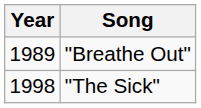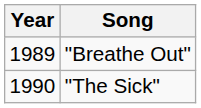(32, 86) 1998 -> (32, 86) 1990
